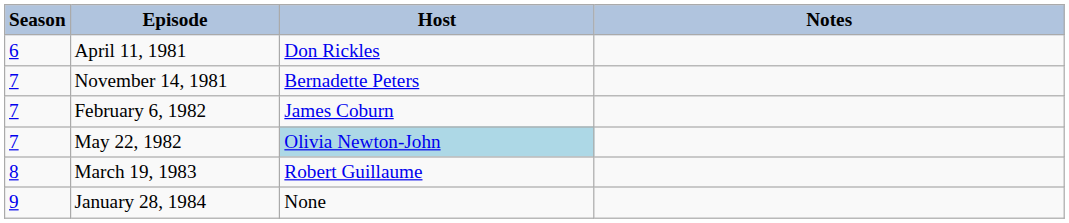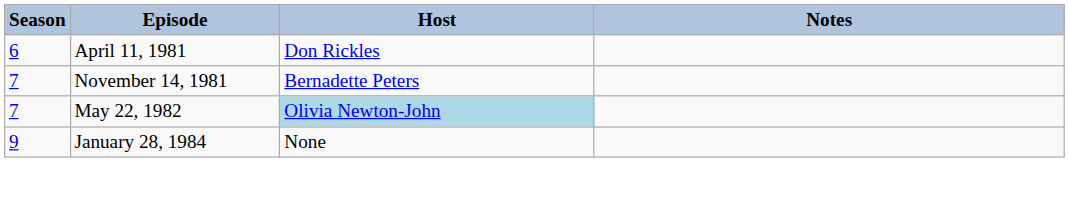- row: (140, 111)
- row: (135, 171)
